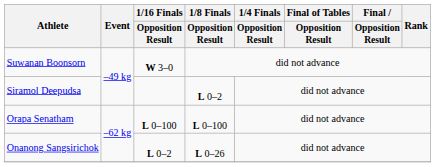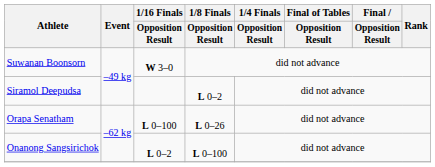(210, 125) L 0–100 -> (210, 125) L 0–26
(210, 154) L 0–26 -> (210, 154) L 0–100
